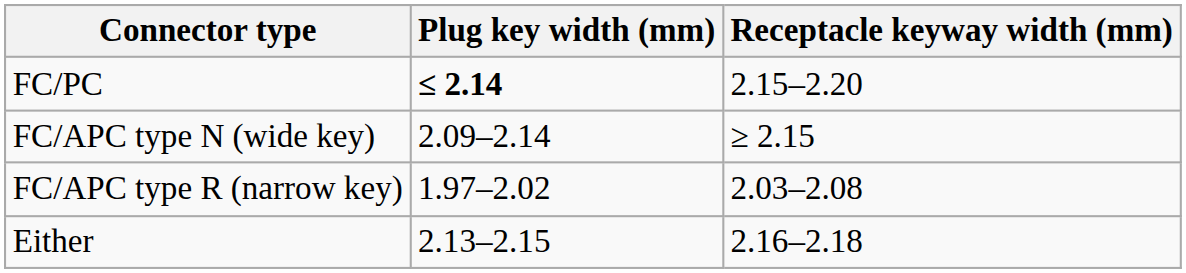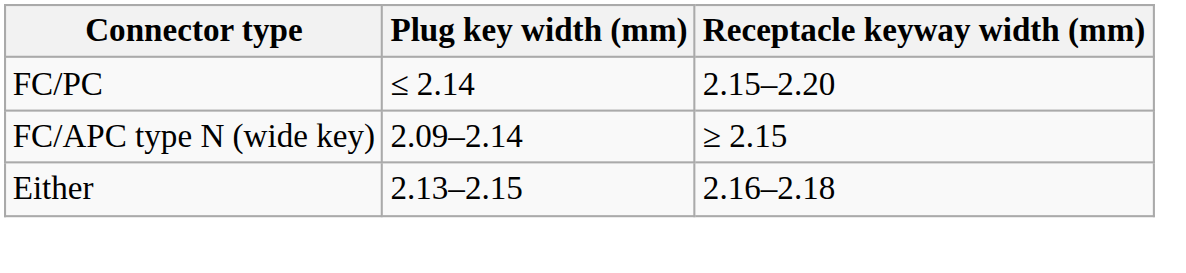(460, 83) bold -> (433, 83) normal
- row: (208, 188)
